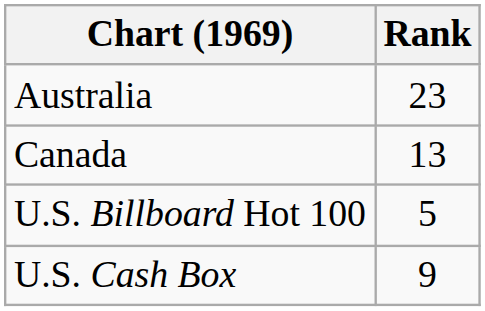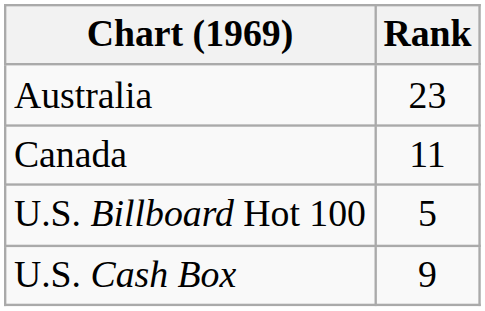(427, 154) 13 -> (427, 154) 11
